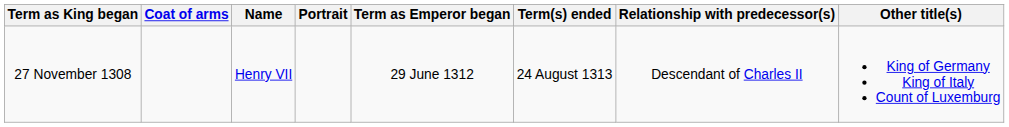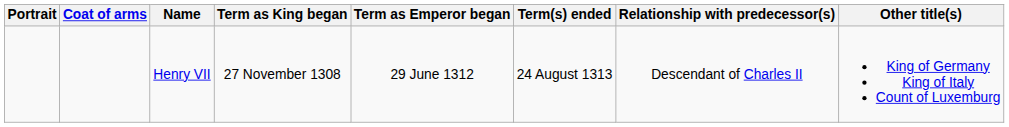columns swapped: (323, 15) <-> (73, 15)
